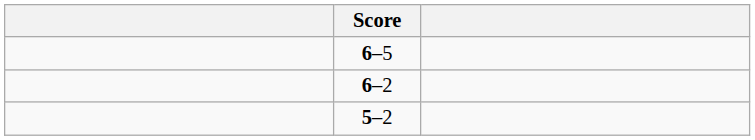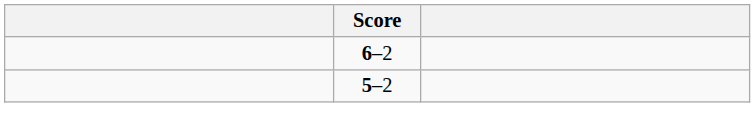- row: (377, 53)
